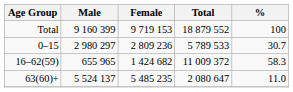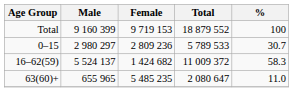(99, 62) 655 965 -> (95, 62) 5 524 137
(95, 78) 5 524 137 -> (99, 78) 655 965
